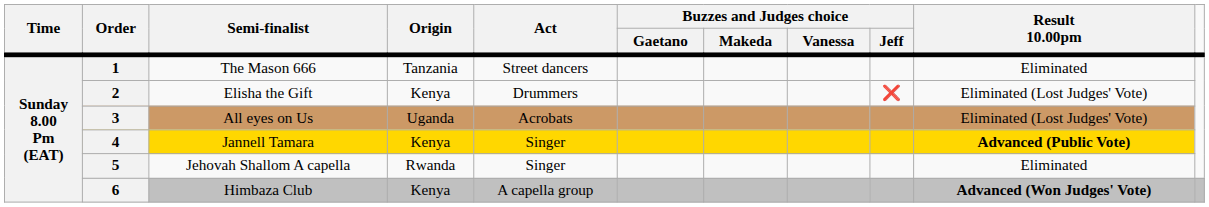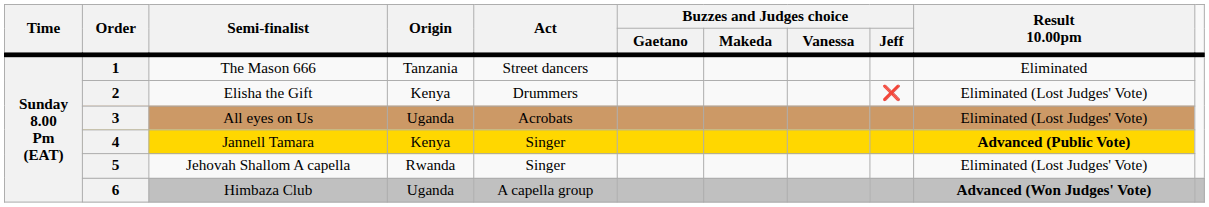(1054, 165) Eliminated -> (1054, 165) Eliminated (Lost Judges' Vote)
(430, 190) Kenya -> (430, 190) Uganda
